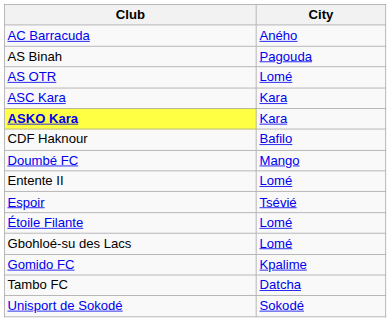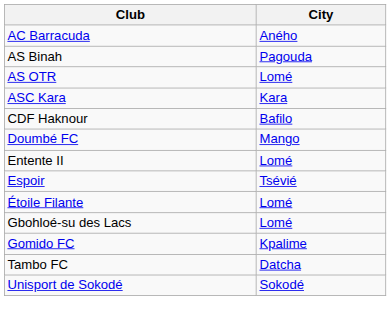- row: (43, 118)
